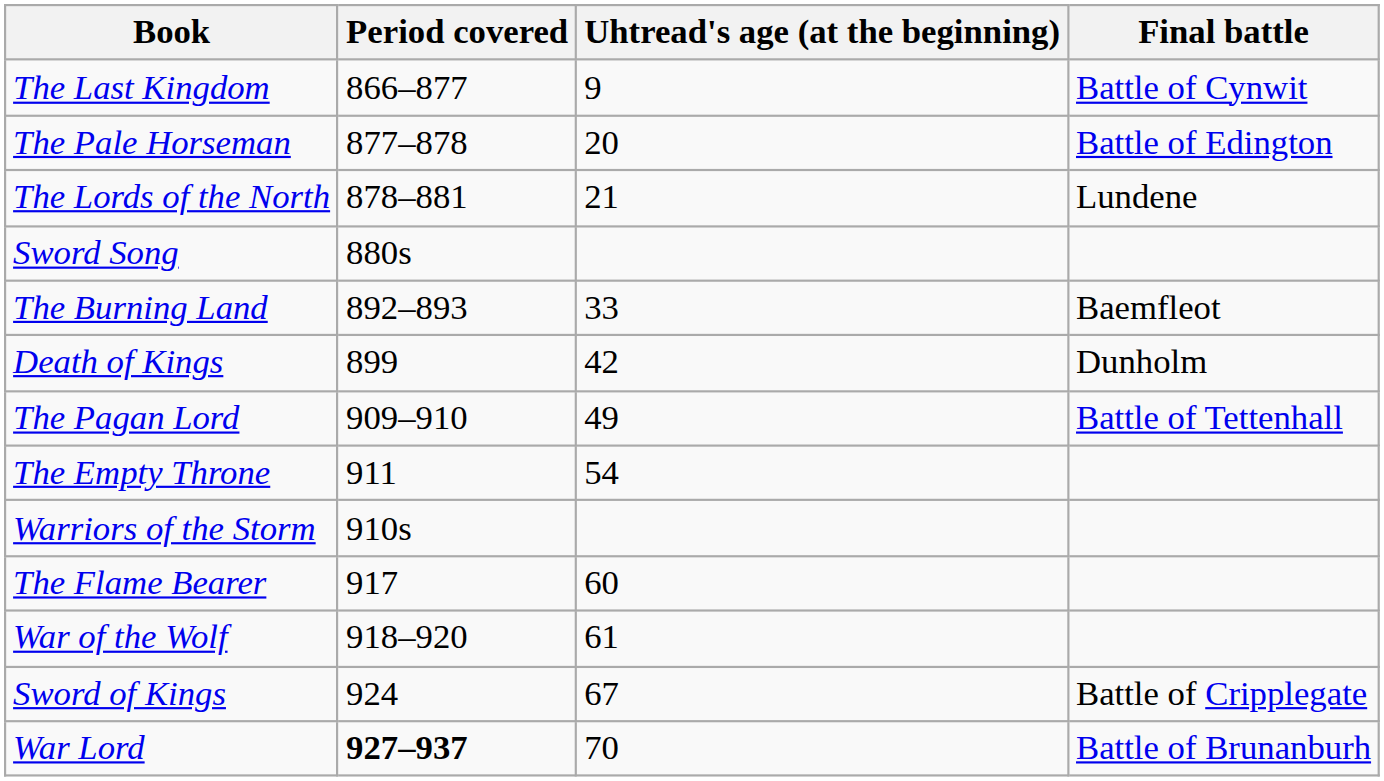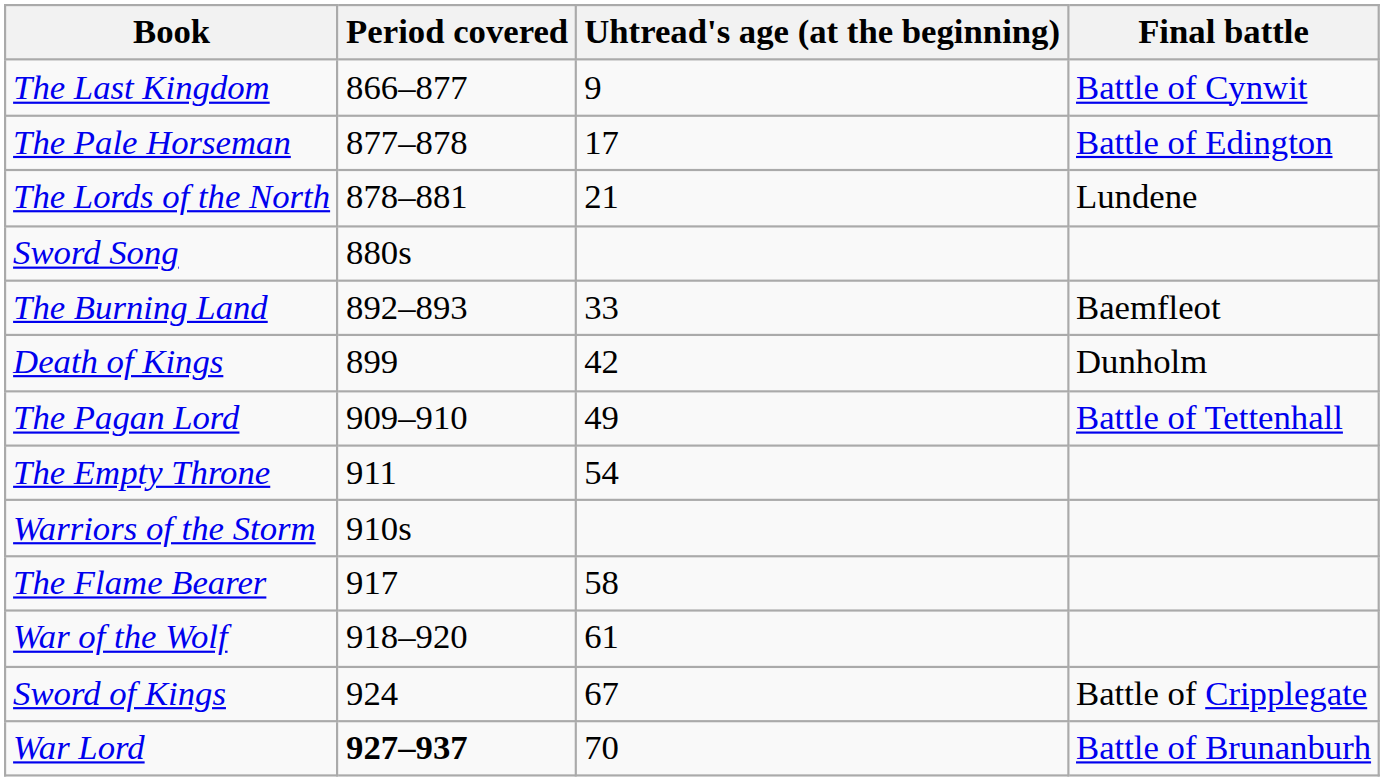(602, 142) 20 -> (602, 142) 17
(602, 582) 60 -> (602, 582) 58
